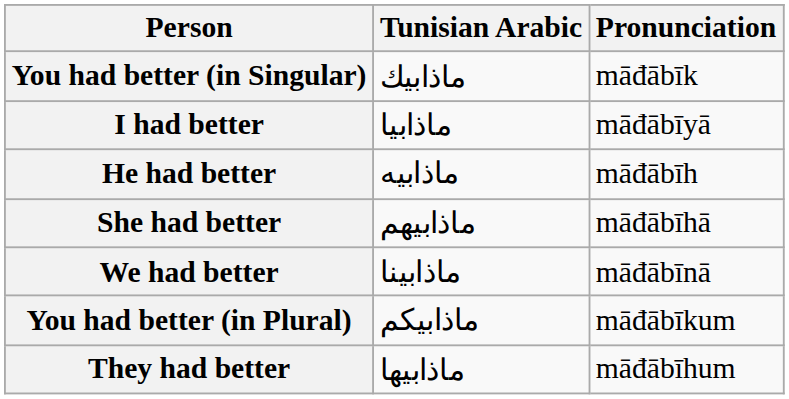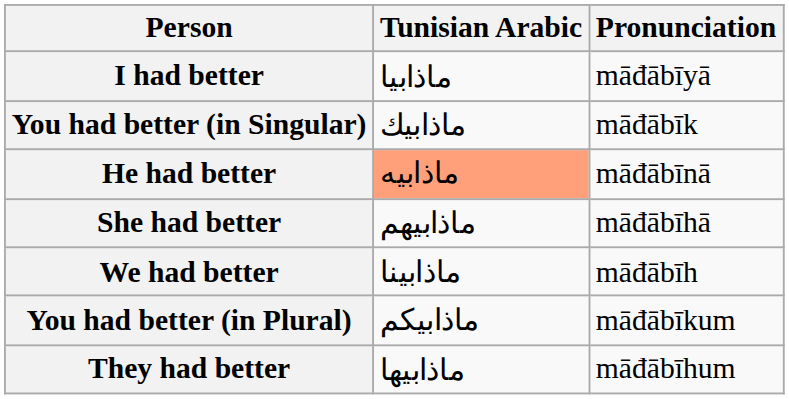rows swapped: (189, 124) <-> (189, 75)
(420, 174) no background -> (420, 174) lightsalmon background
(647, 173) māđābīh -> (653, 173) māđābīnā
(653, 271) māđābīnā -> (647, 271) māđābīh
